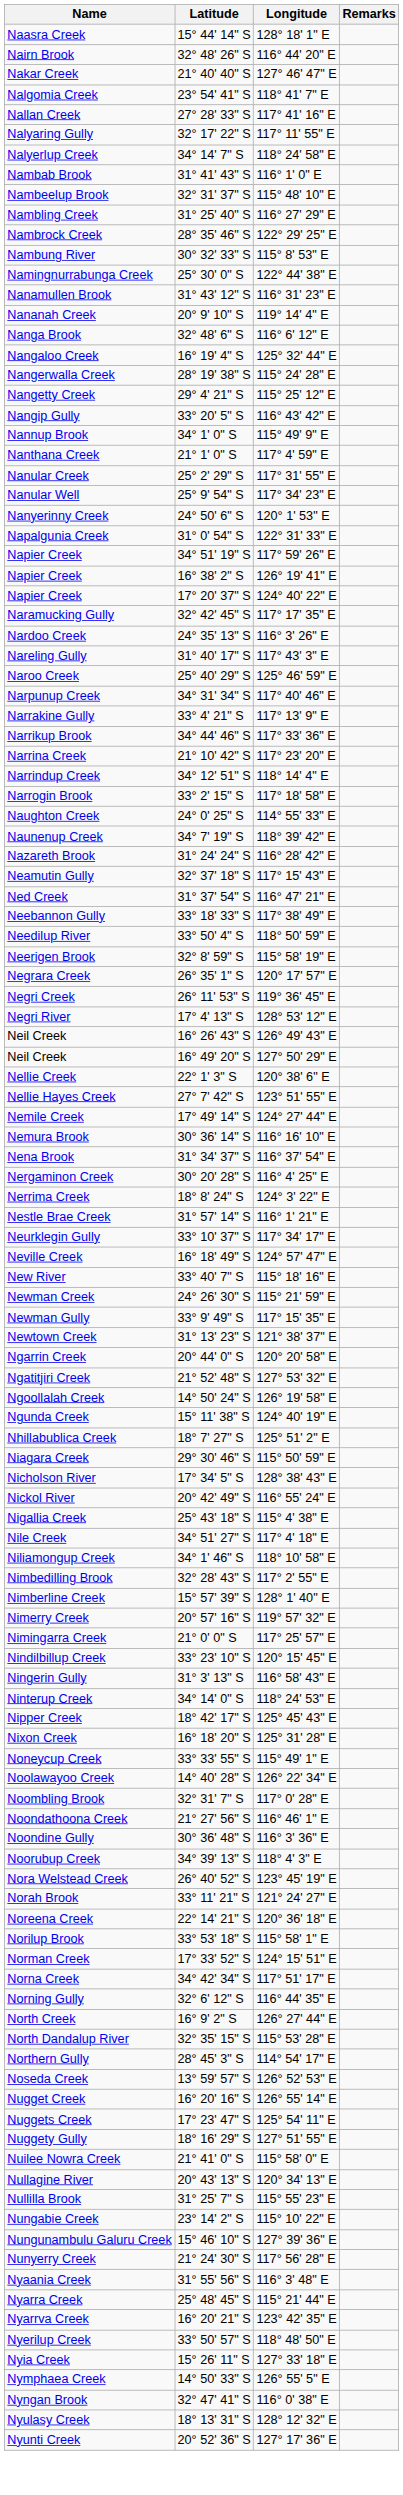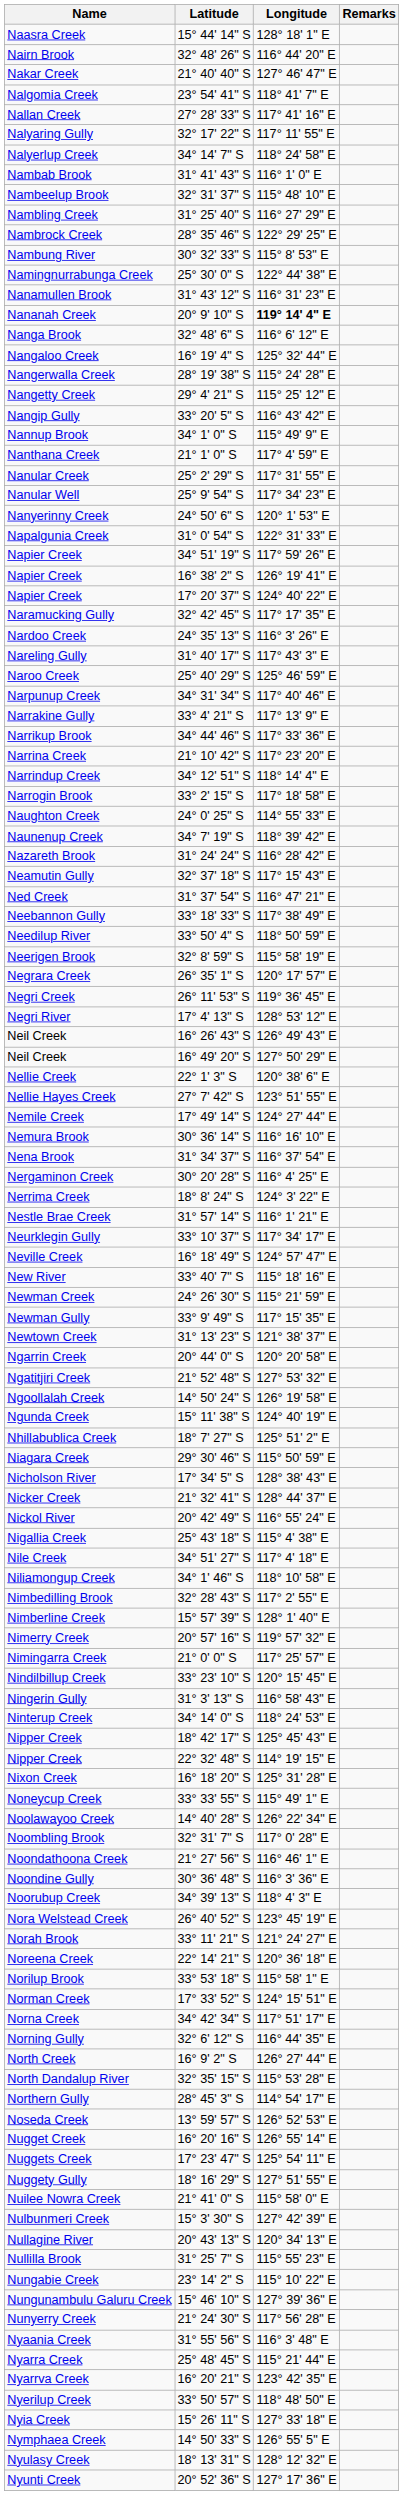(293, 315) normal -> (294, 315) bold
+ row: (44, 1497)
+ row: (45, 1758)
+ row: (58, 2219)
- row: (47, 2400)
